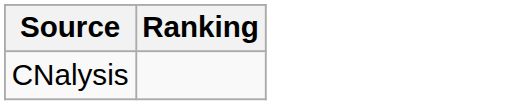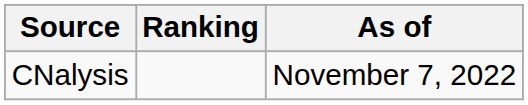+ column: (394, 27)
